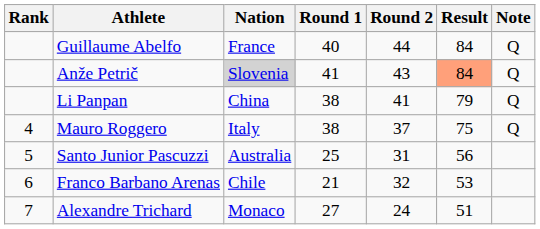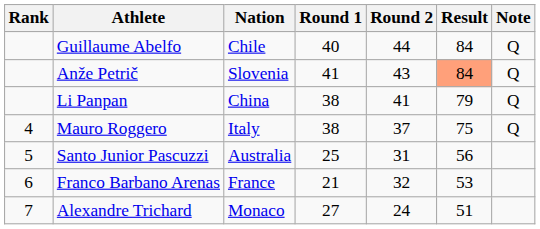(251, 45) France -> (247, 45) Chile
(258, 73) lightgrey background -> (258, 73) no background
(247, 182) Chile -> (251, 182) France
